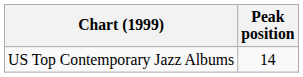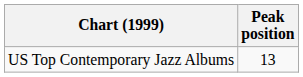(268, 59) 14 -> (268, 59) 13
